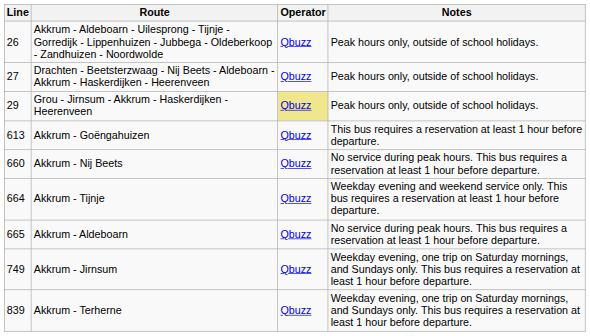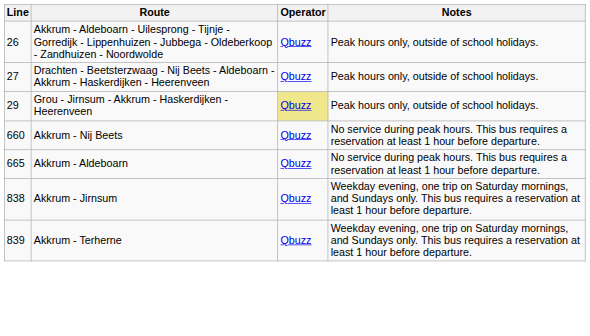- row: (92, 135)
- row: (69, 199)
(16, 269) 749 -> (16, 199) 838
